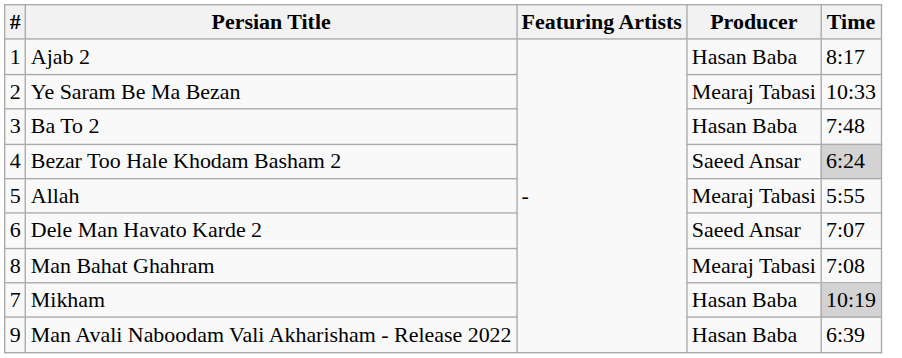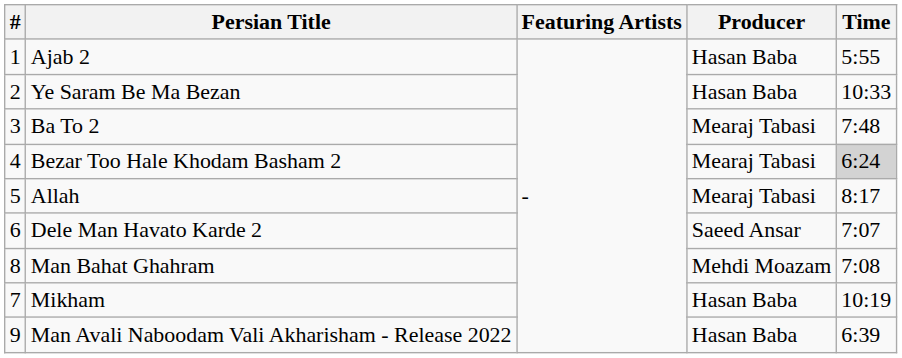(845, 56) 8:17 -> (861, 56) 5:55
(754, 91) Mearaj Tabasi -> (744, 91) Hasan Baba
(744, 126) Hasan Baba -> (754, 126) Mearaj Tabasi
(746, 160) Saeed Ansar -> (754, 160) Mearaj Tabasi
(845, 195) 5:55 -> (861, 195) 8:17
(754, 265) Mearaj Tabasi -> (762, 265) Mehdi Moazam
(851, 299) lightgrey background -> (866, 299) no background
